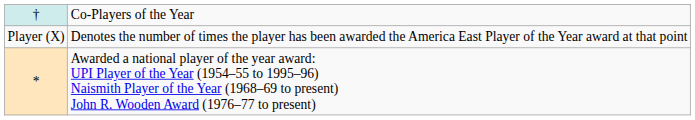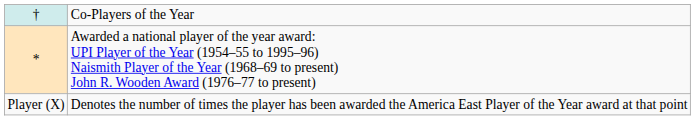rows swapped: (36, 81) <-> (36, 36)
